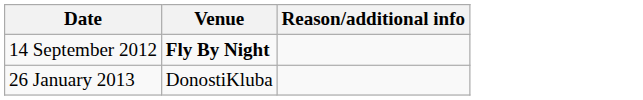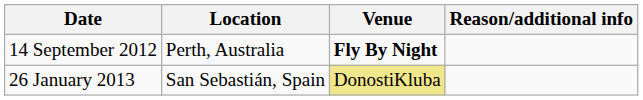+ column: (245, 19)
(219, 79) no background -> (387, 79) khaki background
